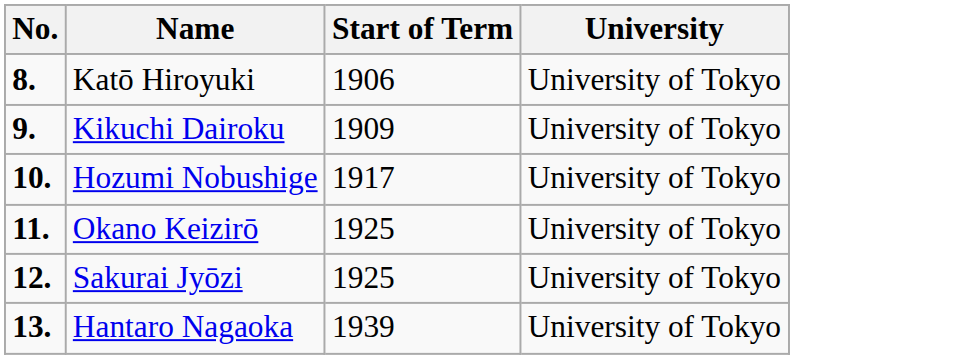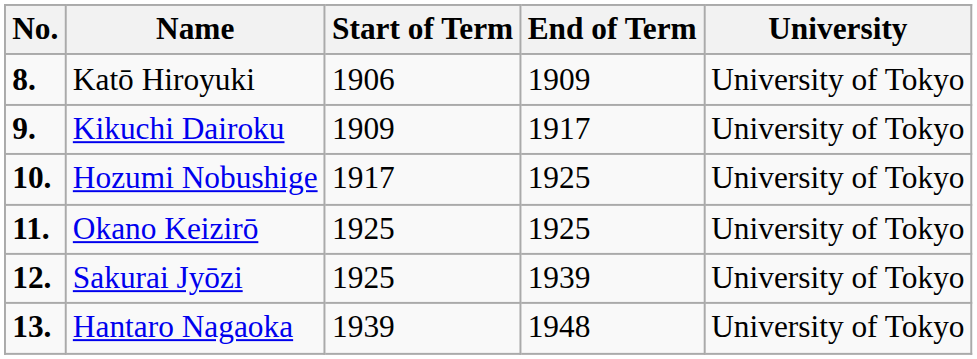+ column: (612, 29)
